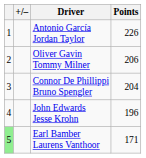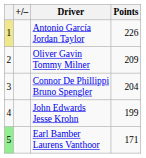(9, 33) no background -> (9, 33) khaki background
(131, 60) 206 -> (131, 60) 209
(131, 113) 196 -> (131, 113) 199
